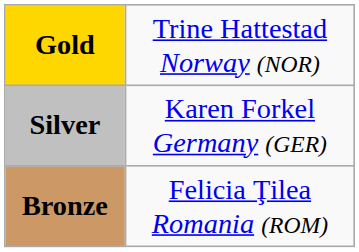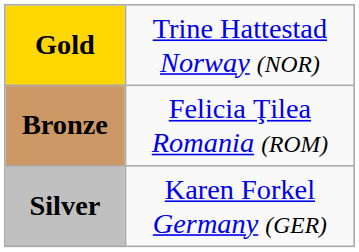rows swapped: (65, 124) <-> (65, 205)
